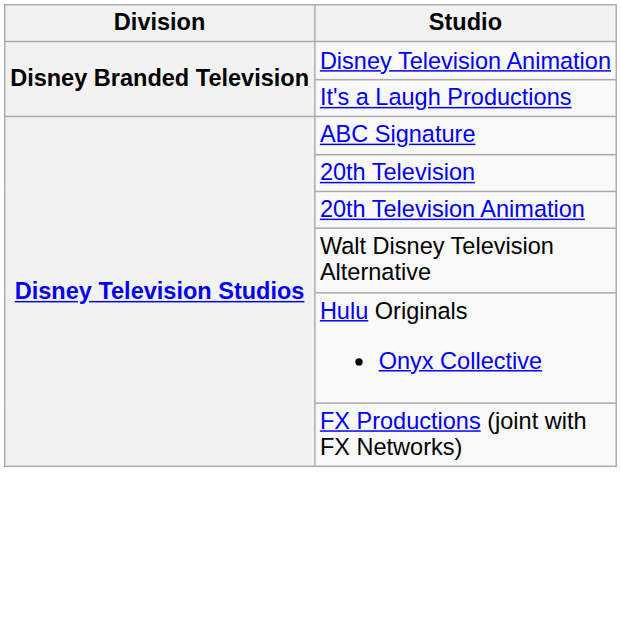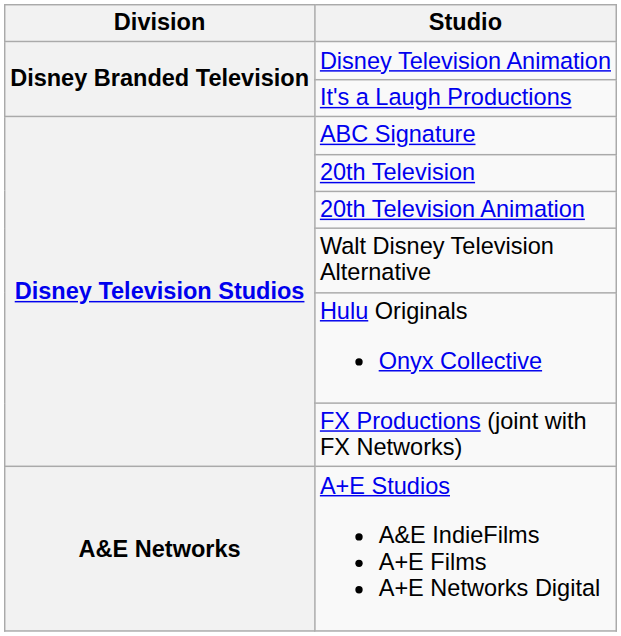+ row: (465, 537)
